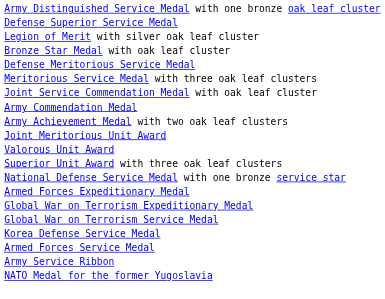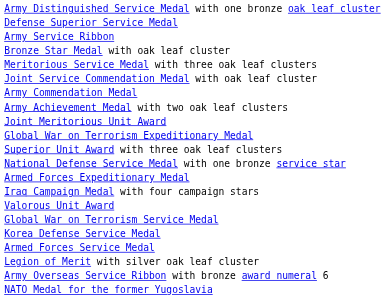rows swapped: (132, 37) <-> (59, 262)
- row: (100, 65)
rows swapped: (59, 149) <-> (129, 206)
+ row: (132, 192)
+ row: (166, 276)
